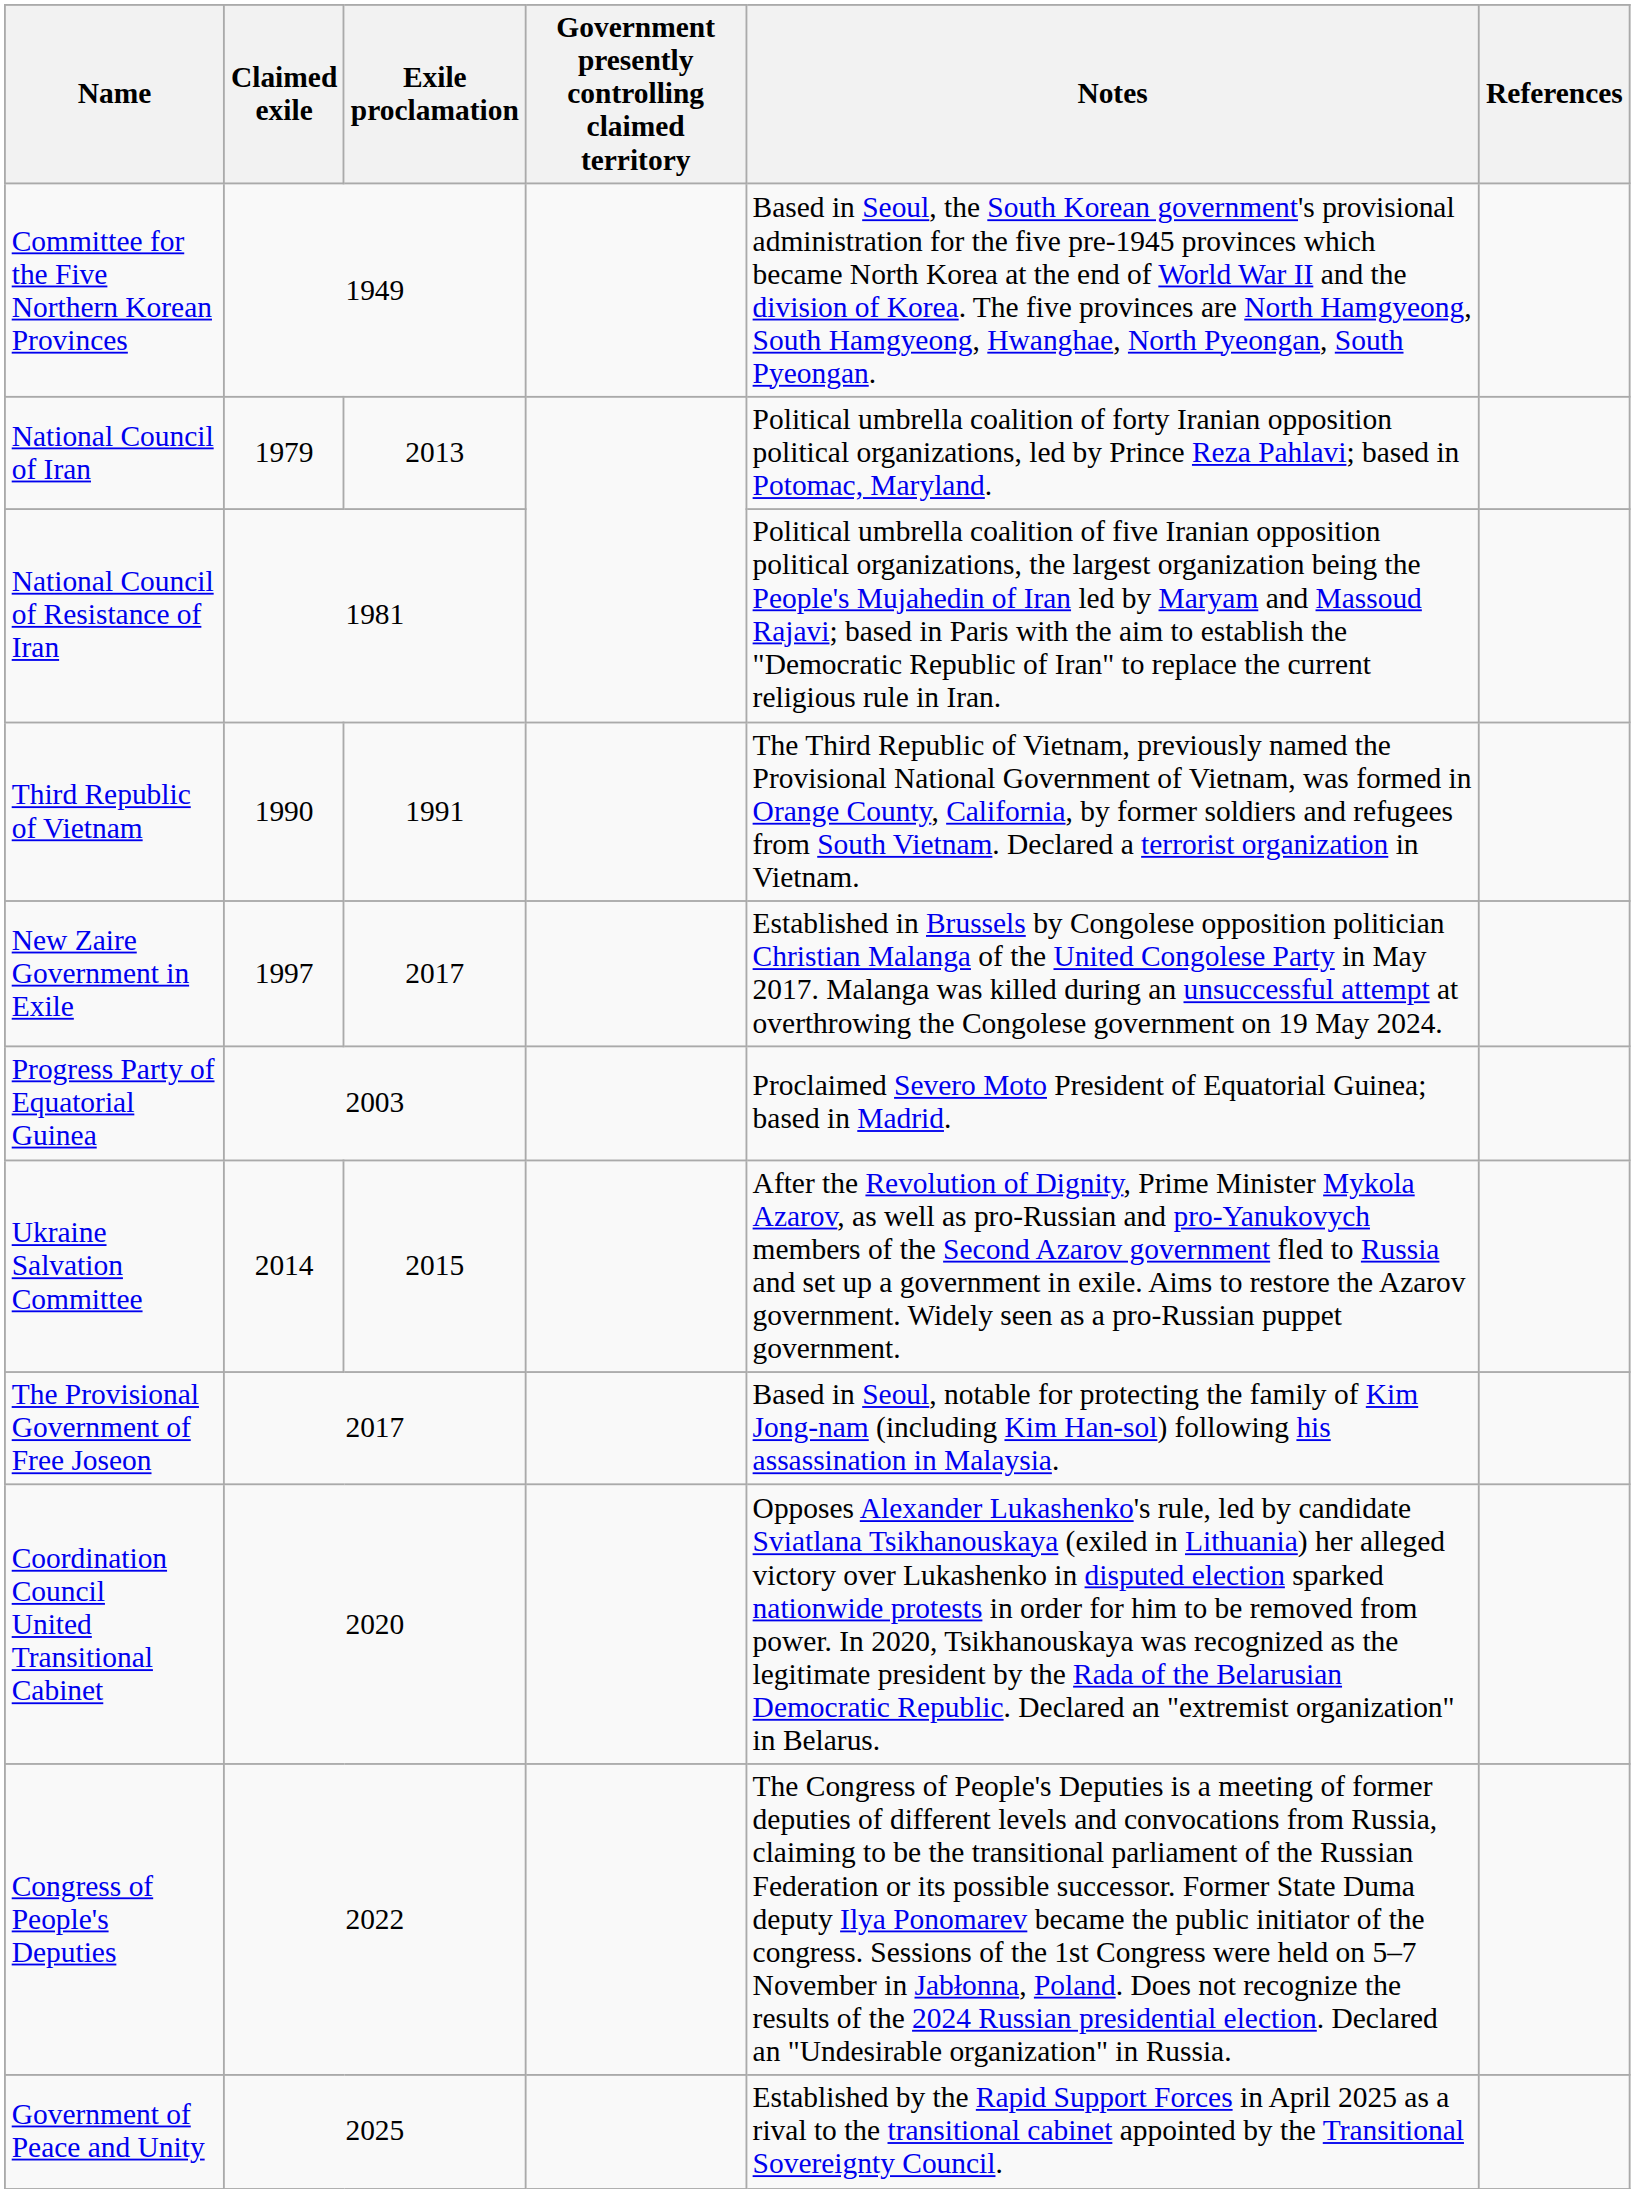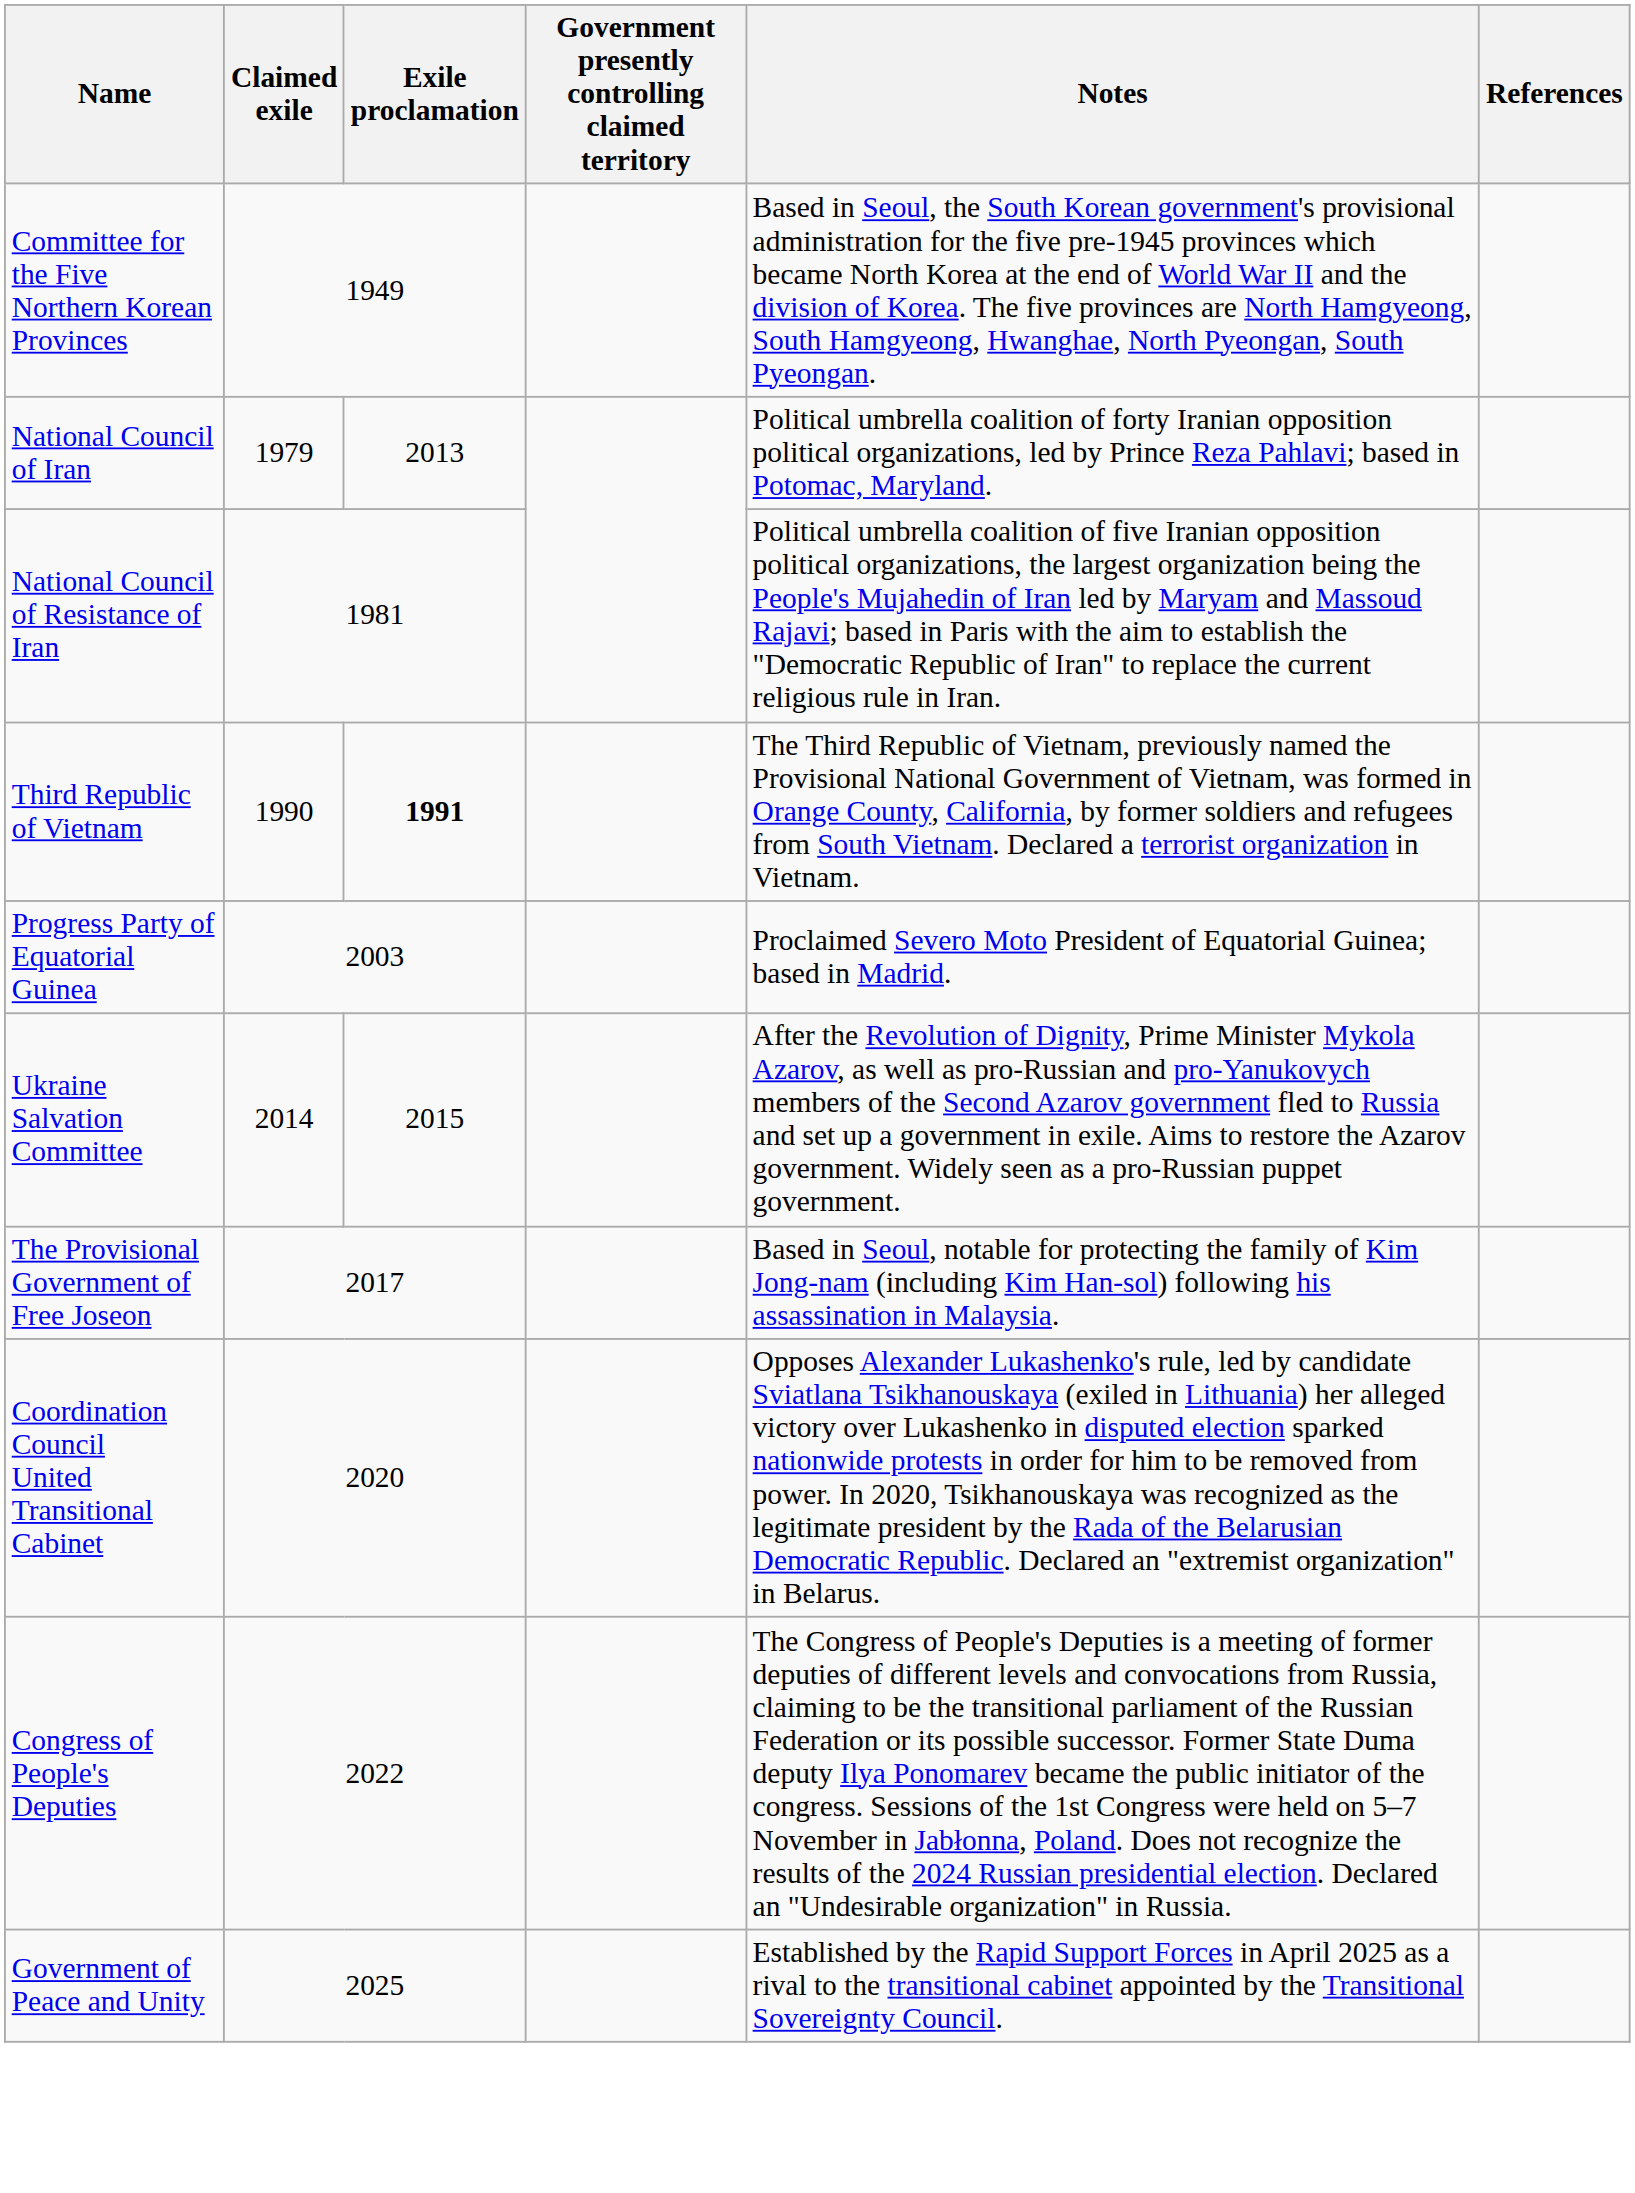(435, 810) normal -> (435, 810) bold
- row: (100, 973)
